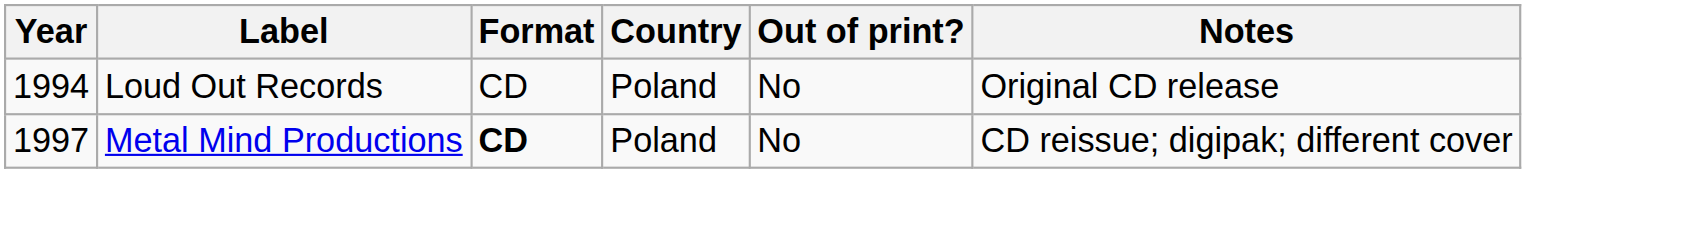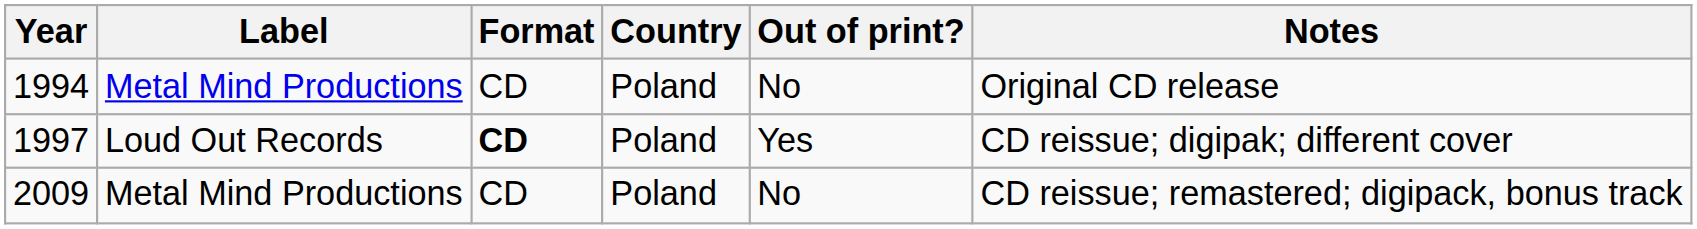(244, 85) Loud Out Records -> (284, 85) Metal Mind Productions
(284, 140) Metal Mind Productions -> (244, 140) Loud Out Records
(779, 140) No -> (785, 140) Yes
+ row: (51, 194)
